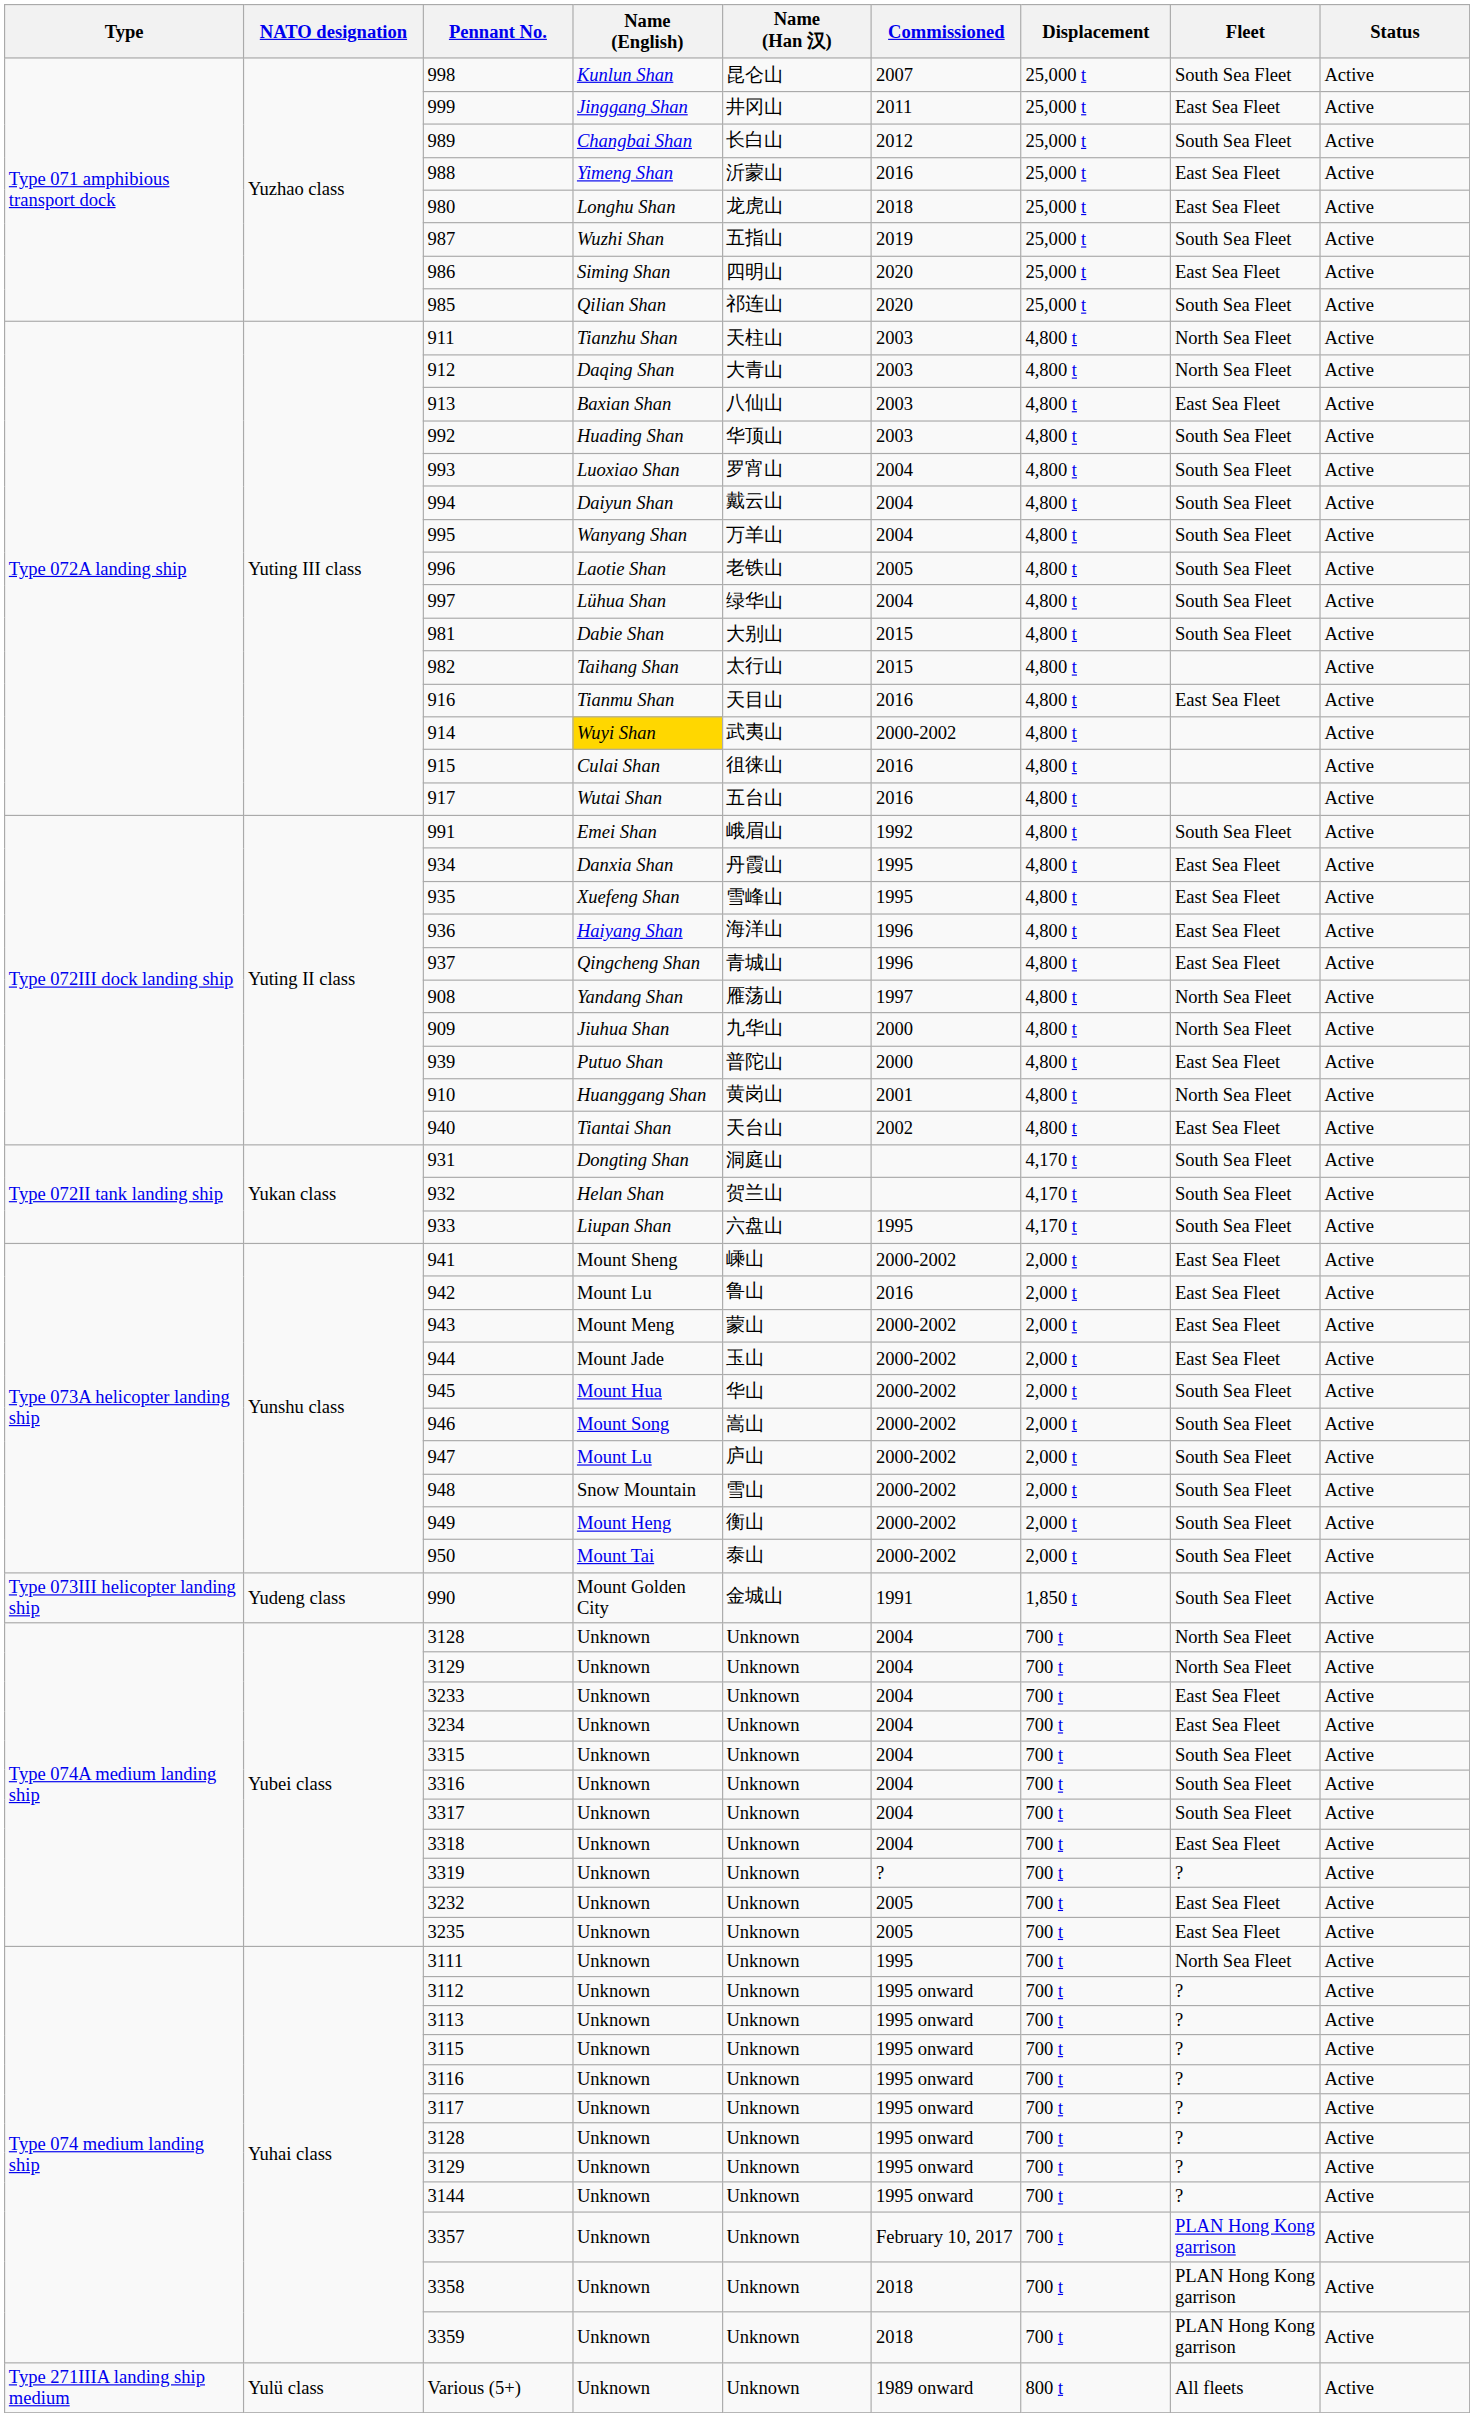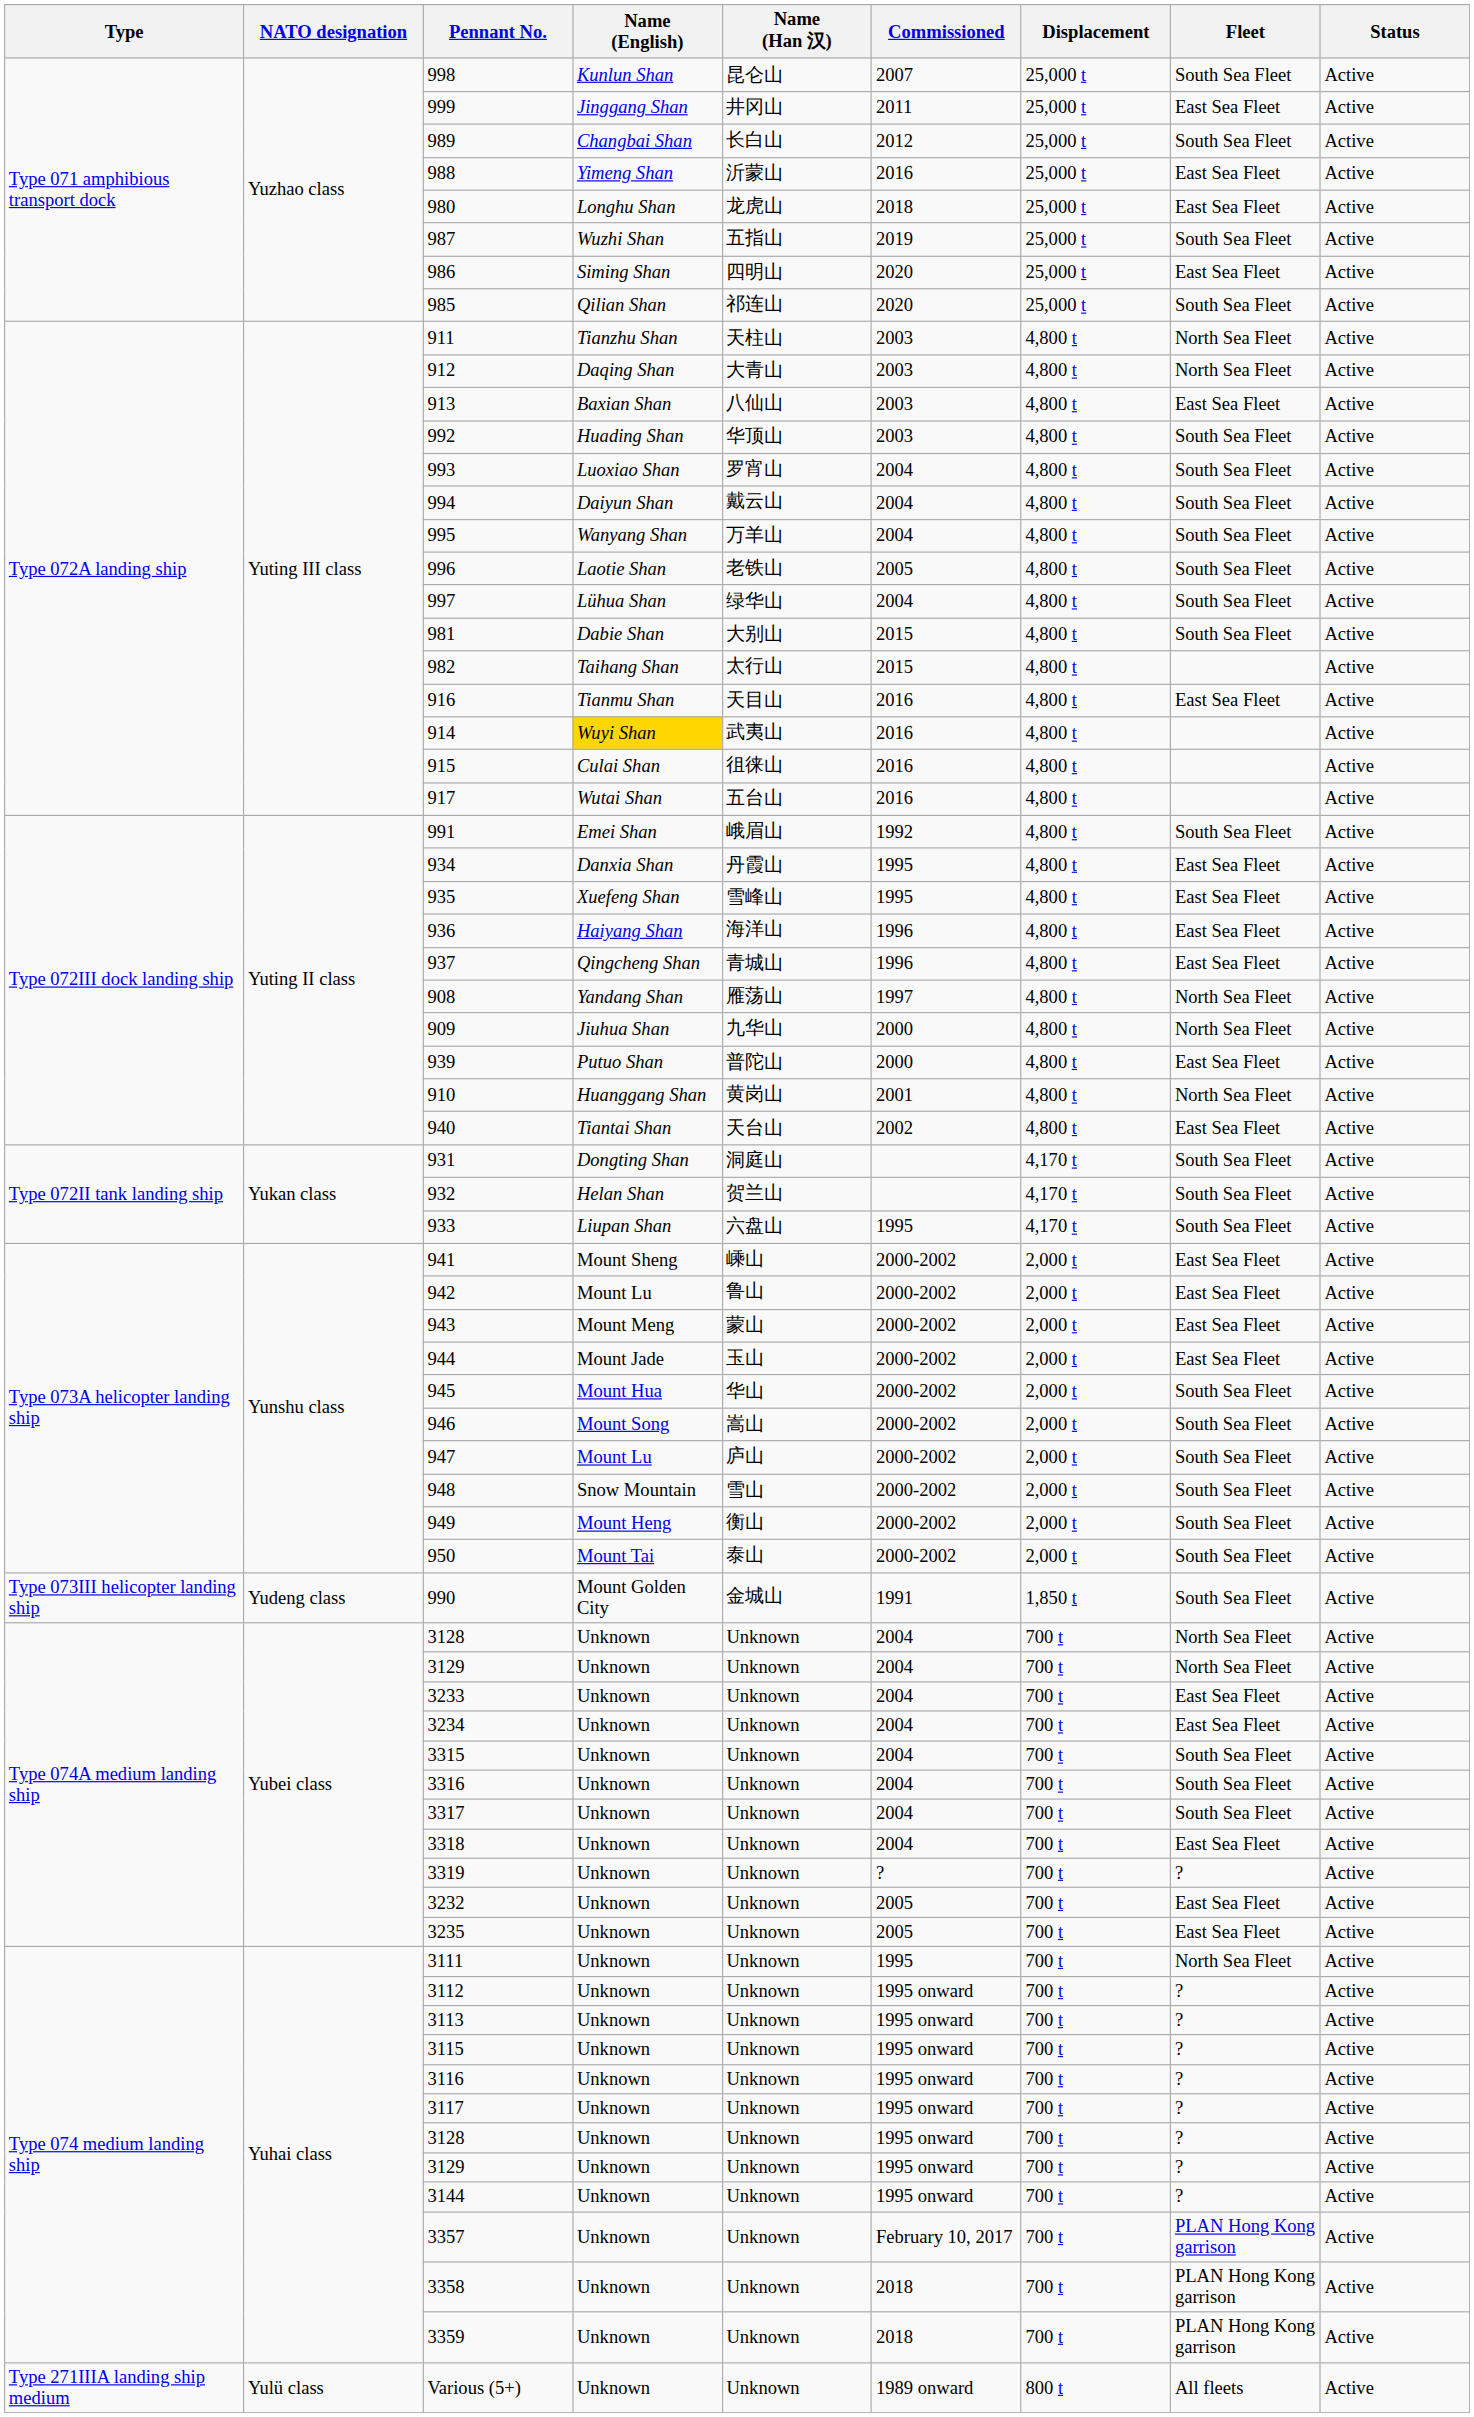(916, 733) 2000-2002 -> (894, 733) 2016
(894, 1292) 2016 -> (916, 1292) 2000-2002
